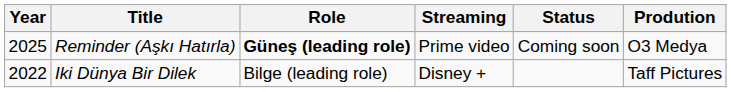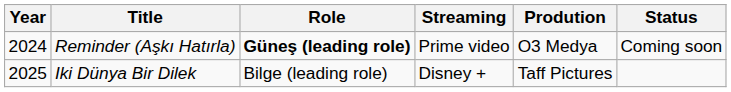columns swapped: (675, 18) <-> (569, 18)
(28, 45) 2025 -> (28, 45) 2024
(28, 73) 2022 -> (28, 73) 2025
